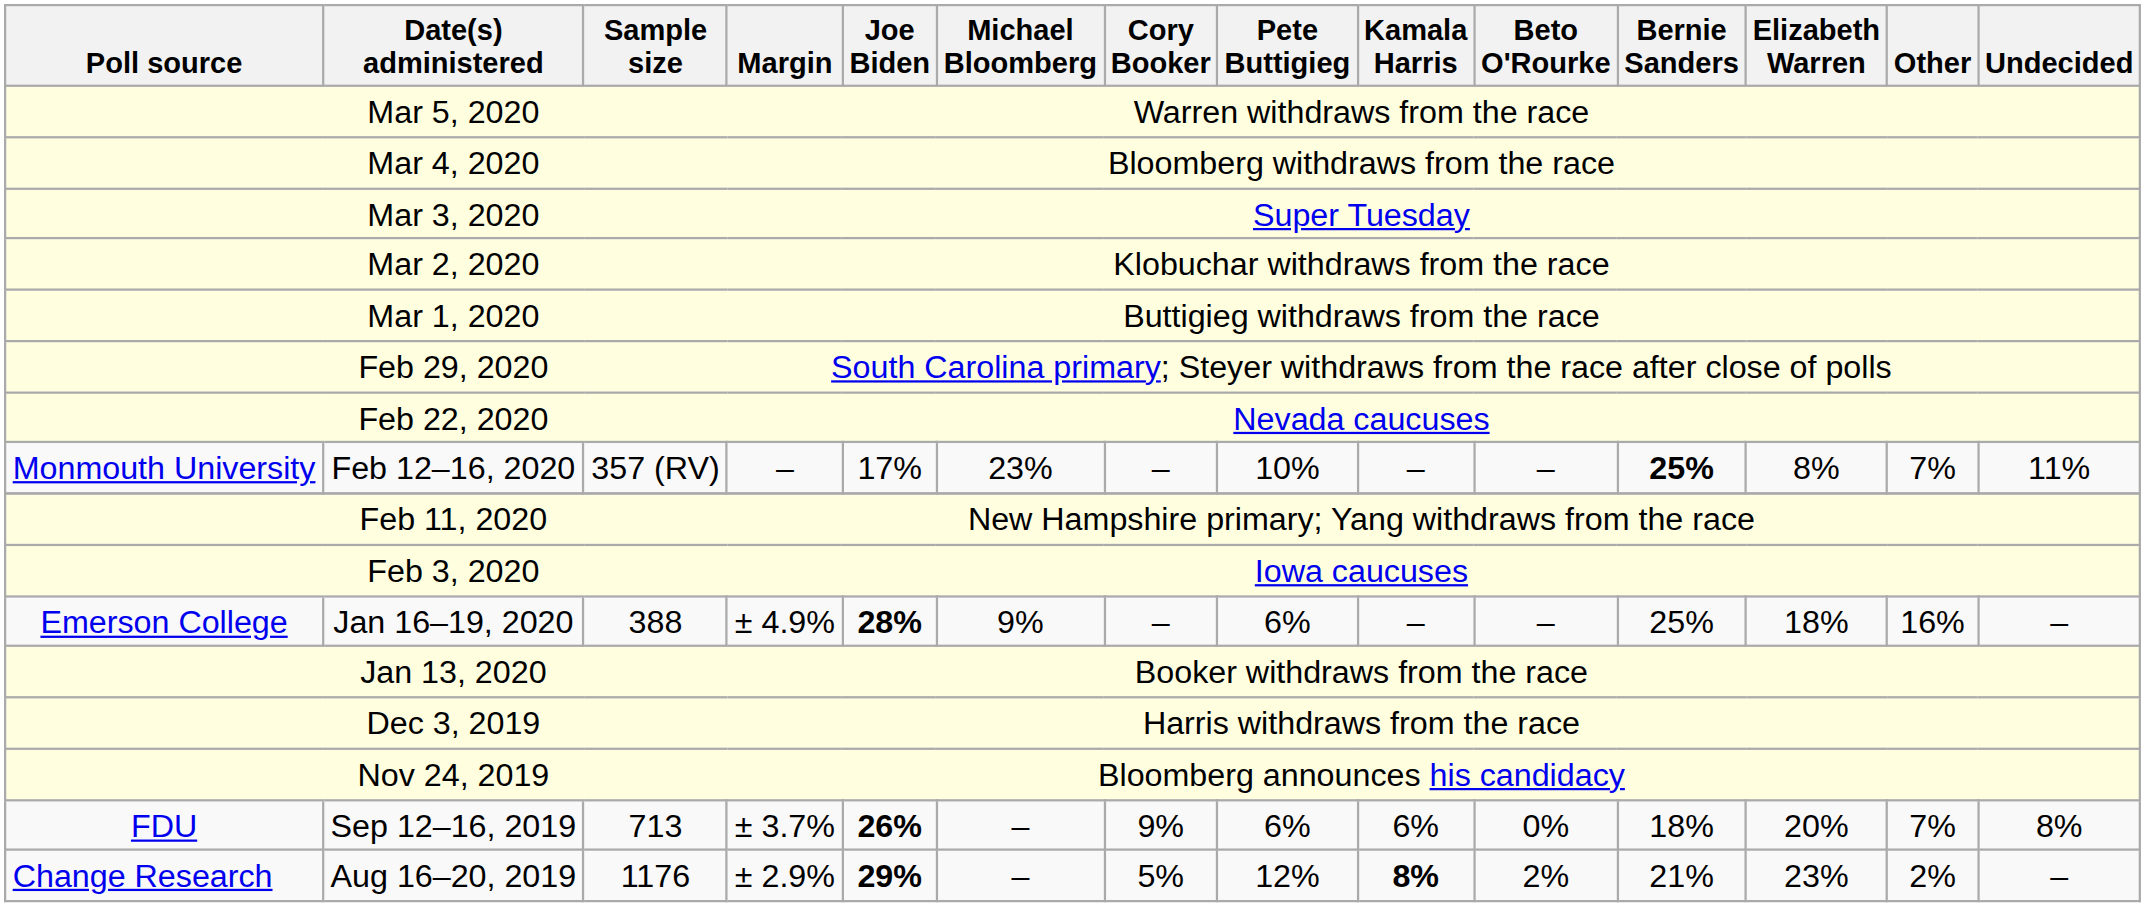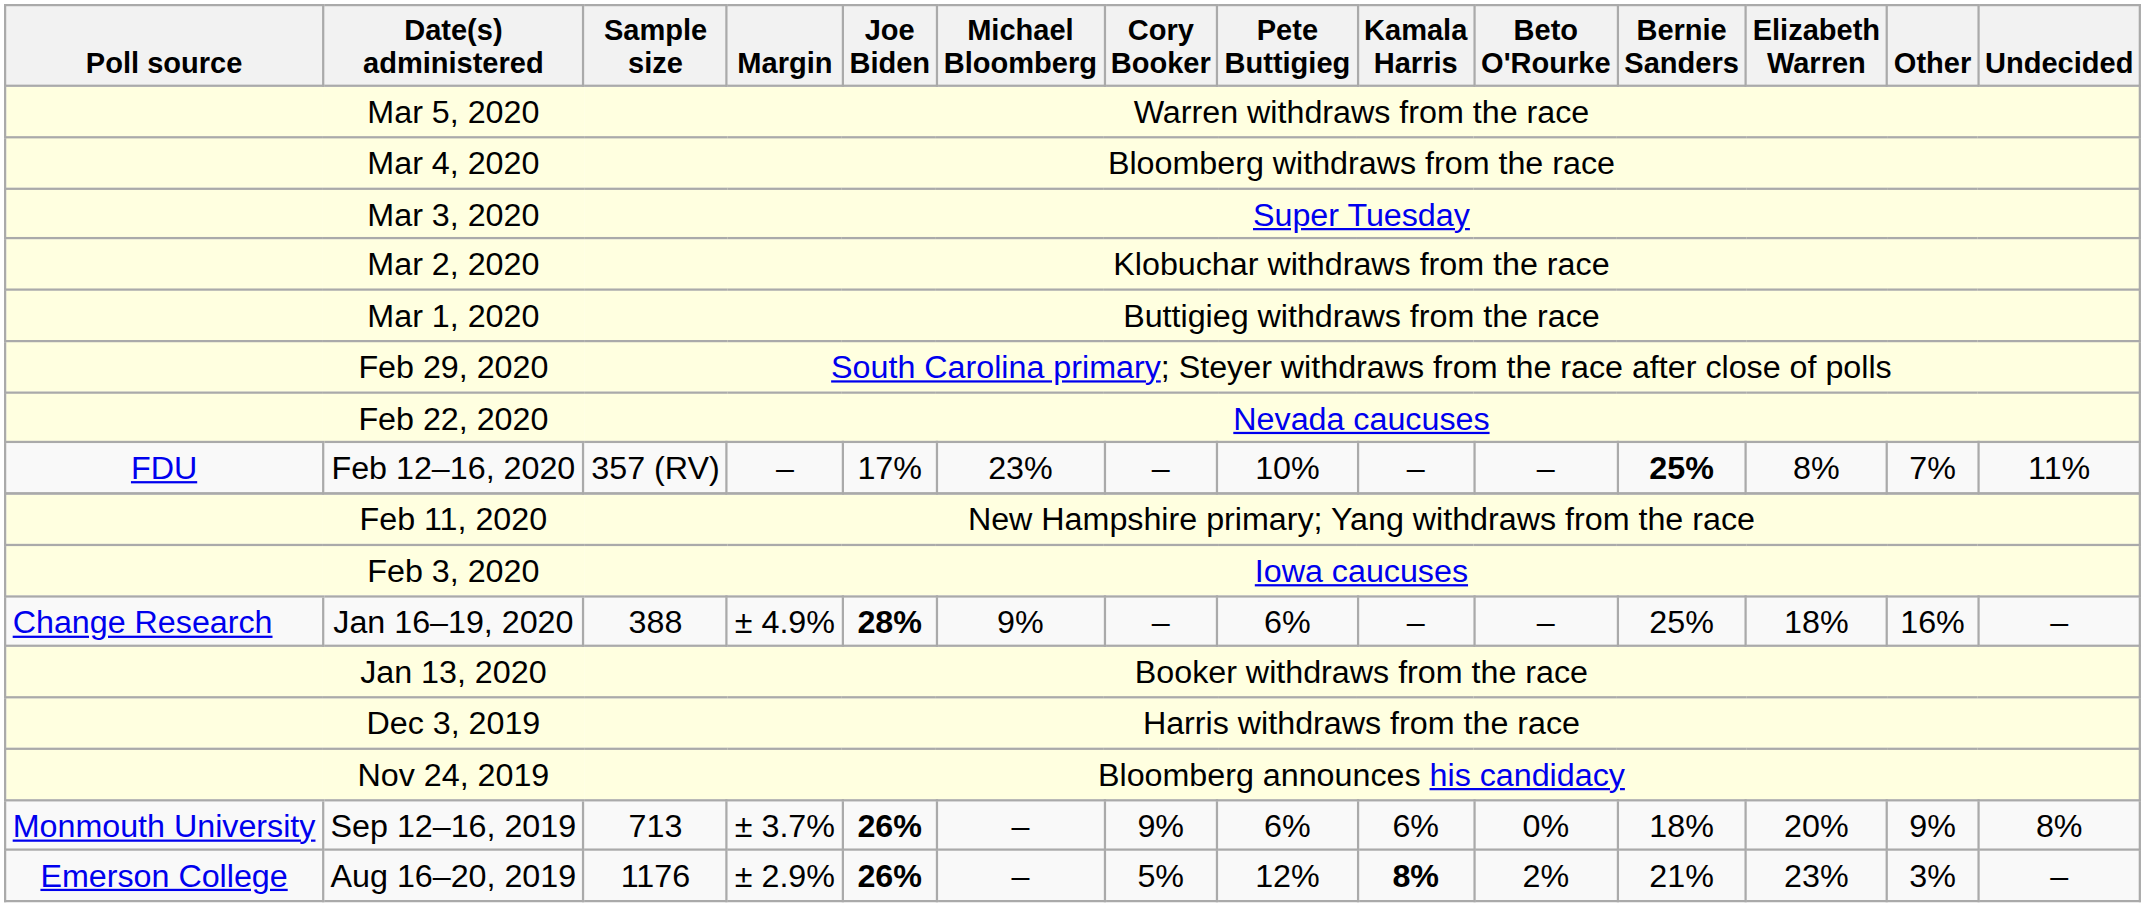(164, 469) Monmouth University -> (164, 469) FDU
(164, 622) Emerson College -> (143, 622) Change Research
(164, 825) FDU -> (164, 825) Monmouth University
(1933, 825) 7% -> (1933, 825) 9%
(143, 876) Change Research -> (164, 876) Emerson College
(890, 876) 29% -> (890, 876) 26%
(1933, 876) 2% -> (1933, 876) 3%
